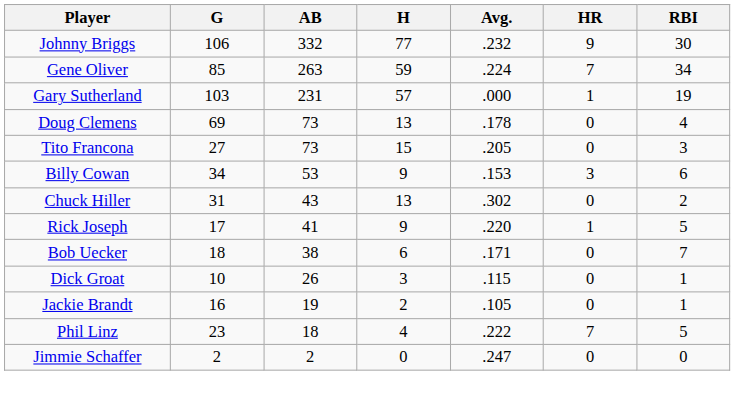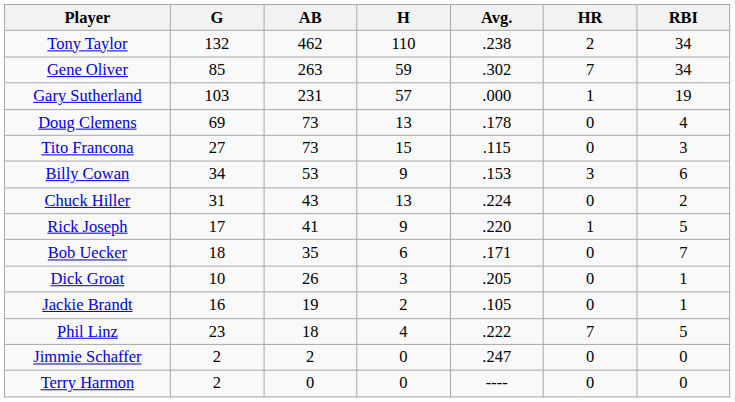+ row: (87, 43)
- row: (87, 43)
(497, 69) .224 -> (497, 69) .302
(497, 148) .205 -> (497, 148) .115
(497, 200) .302 -> (497, 200) .224
(310, 252) 38 -> (310, 252) 35
(497, 278) .115 -> (497, 278) .205
+ row: (87, 383)
